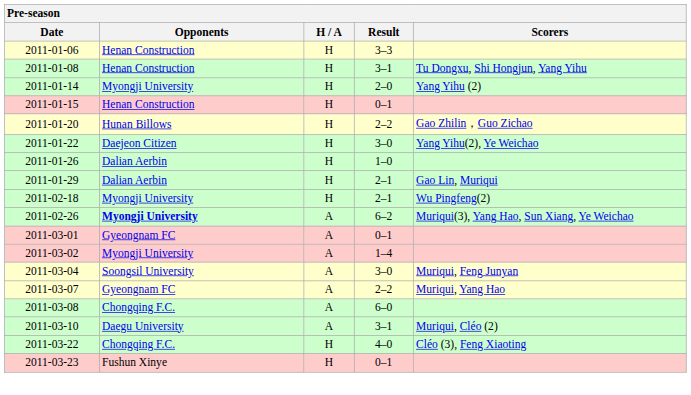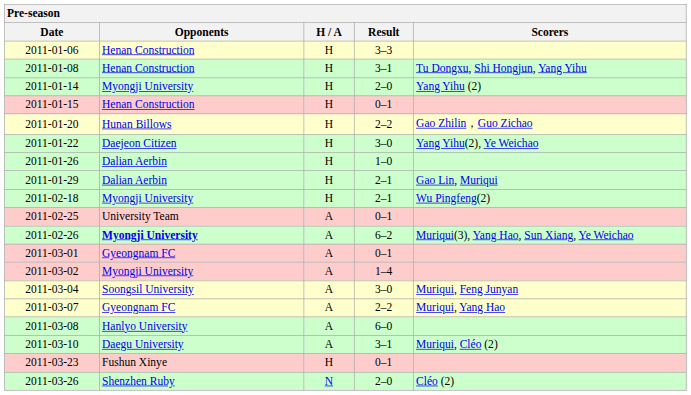+ row: (52, 216)
(139, 308) Chongqing F.C. -> (145, 326) Hanlyo University
- row: (52, 344)
+ row: (52, 381)
